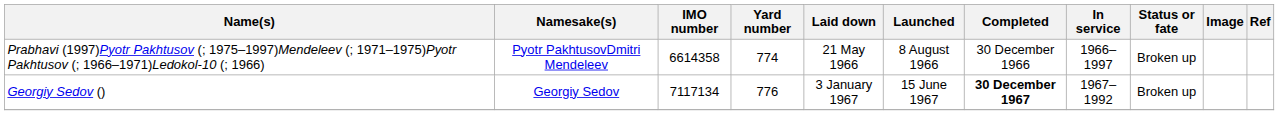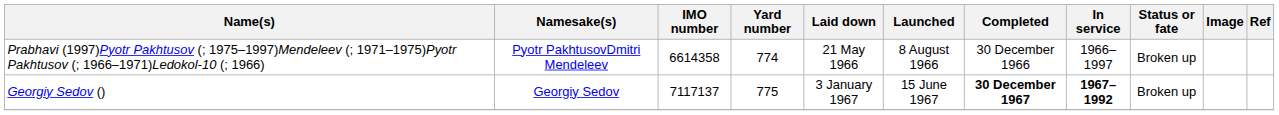(694, 92) 7117134 -> (694, 92) 7117137
(767, 92) 776 -> (767, 92) 775
(1098, 92) normal -> (1098, 92) bold
